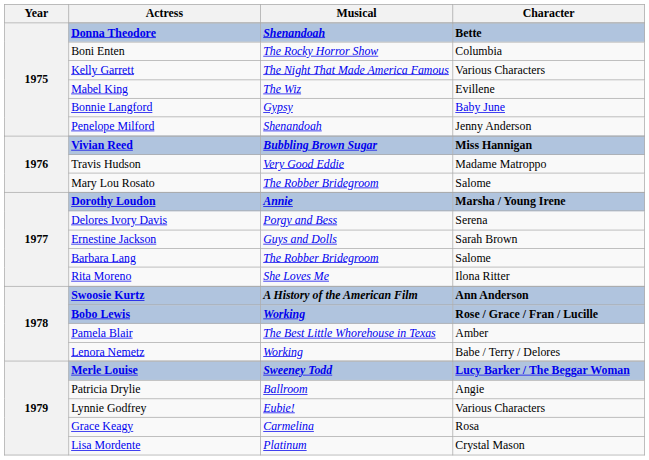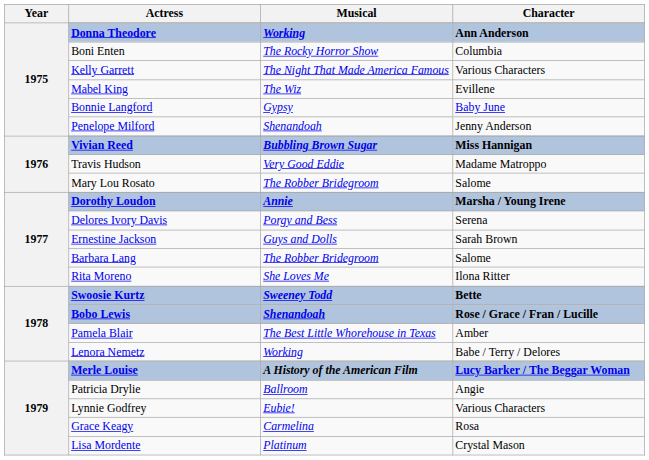(294, 32) Shenandoah -> (284, 32) Working
(468, 32) Bette -> (492, 32) Ann Anderson
(340, 295) A History of the American Film -> (298, 295) Sweeney Todd
(492, 295) Ann Anderson -> (468, 295) Bette
(284, 314) Working -> (294, 314) Shenandoah
(298, 370) Sweeney Todd -> (340, 370) A History of the American Film
